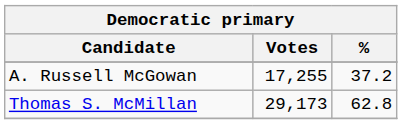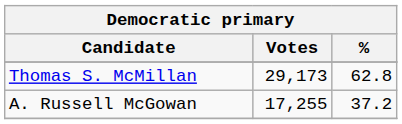rows swapped: (103, 105) <-> (103, 76)
